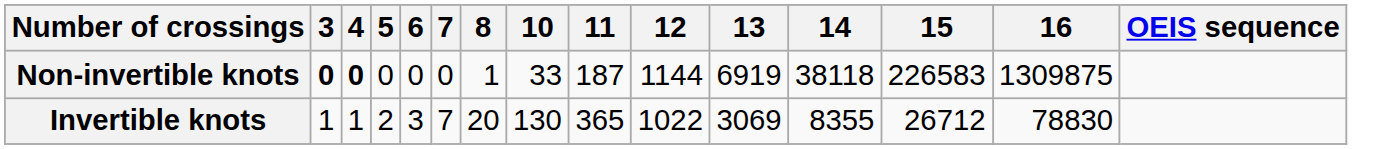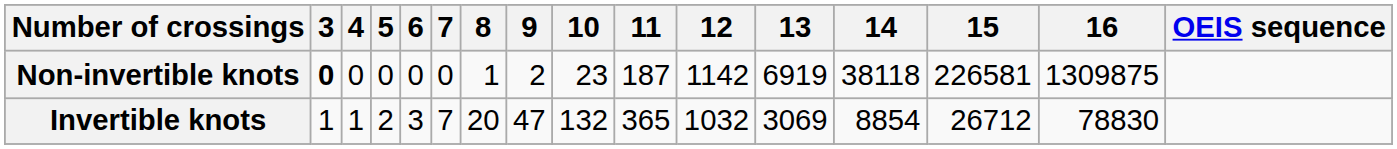+ column: (529, 27)
(356, 74) bold -> (356, 74) normal
(546, 74) 33 -> (592, 74) 23
(671, 74) 1144 -> (717, 74) 1142
(937, 74) 226583 -> (983, 74) 226581
(537, 120) 130 -> (584, 120) 132
(670, 120) 1022 -> (716, 120) 1032
(842, 120) 8355 -> (888, 120) 8854
